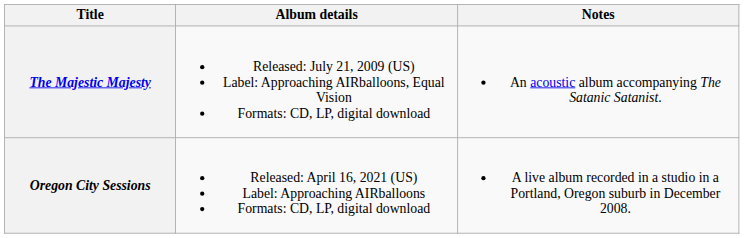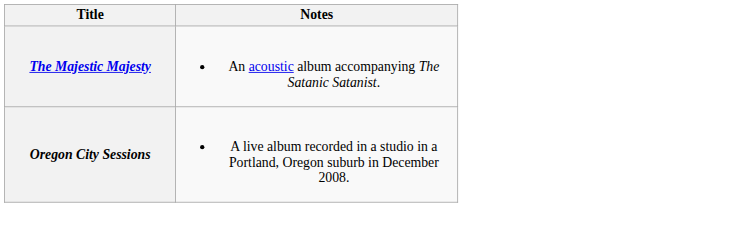- column: (317, 15)
